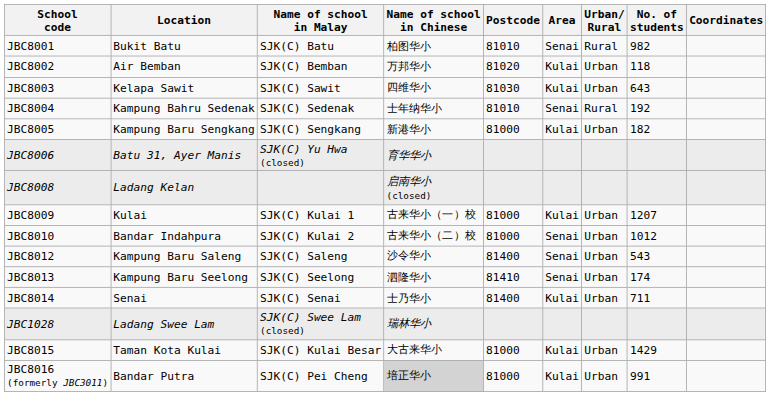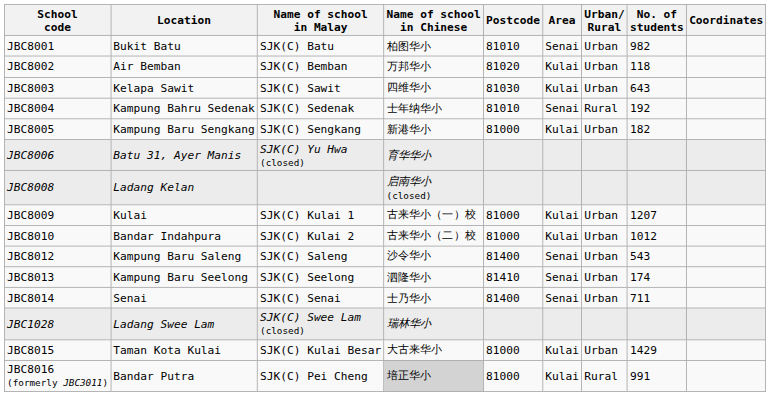(601, 46) Rural -> (601, 46) Urban
(562, 236) Senai -> (562, 236) Kulai
(562, 298) Kulai -> (562, 298) Senai
(601, 376) Urban -> (601, 376) Rural
